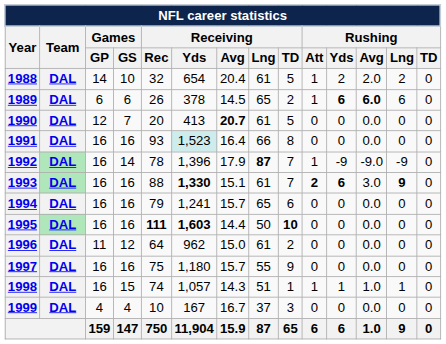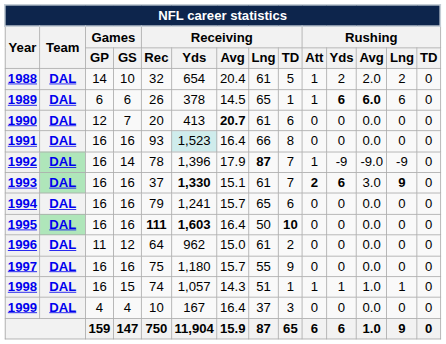(290, 99) 2 -> (290, 99) 1
(290, 120) 5 -> (290, 120) 6
(156, 183) 88 -> (156, 183) 37
(233, 224) 14.4 -> (233, 224) 16.4
(233, 307) 16.7 -> (233, 307) 16.4
